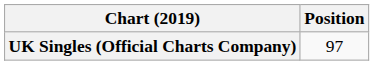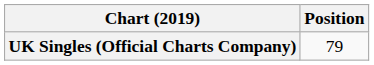(334, 45) 97 -> (334, 45) 79
